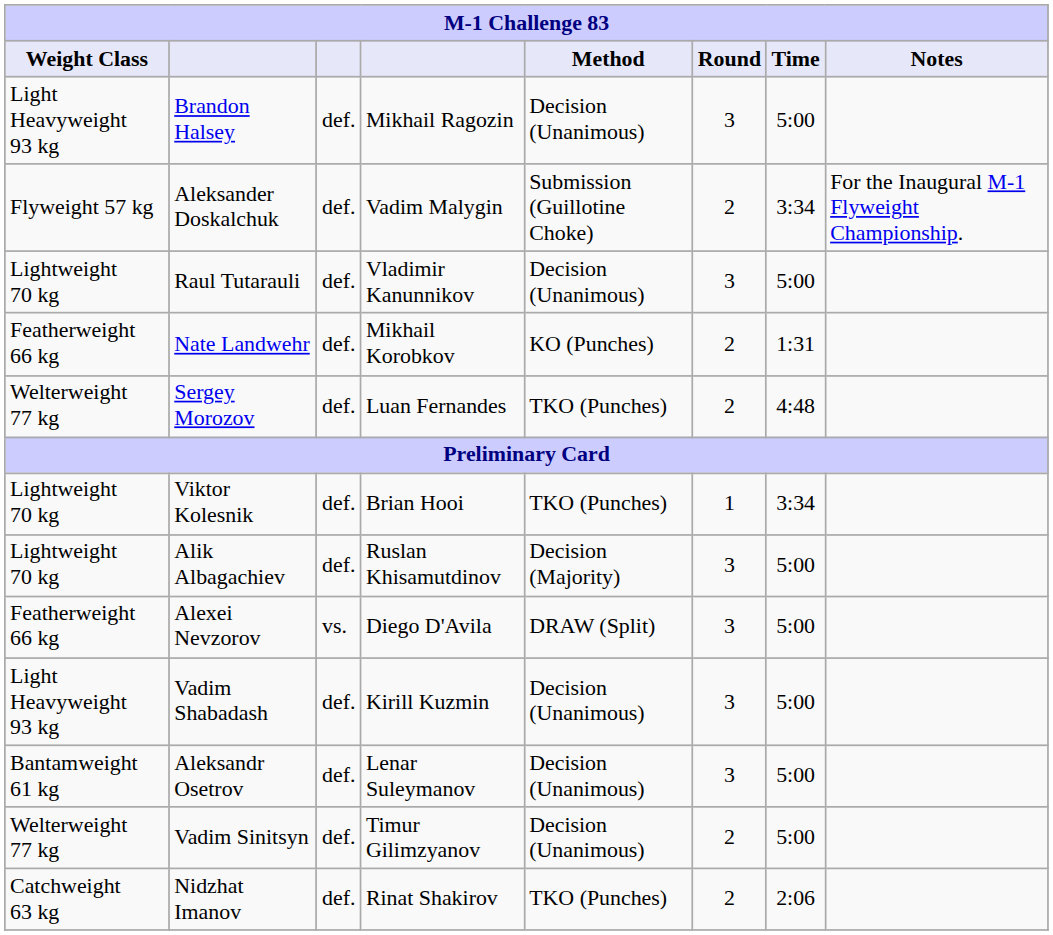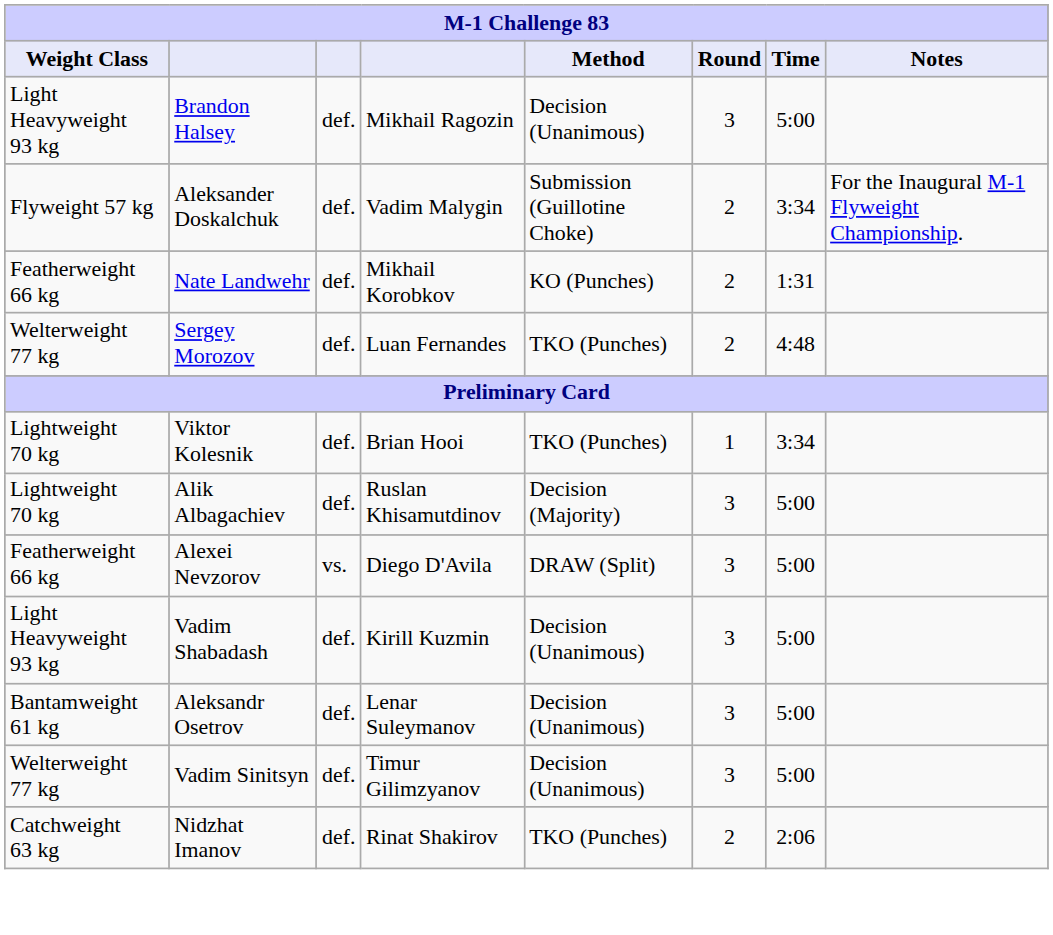- row: (237, 282)
(729, 837) 2 -> (729, 775) 3
